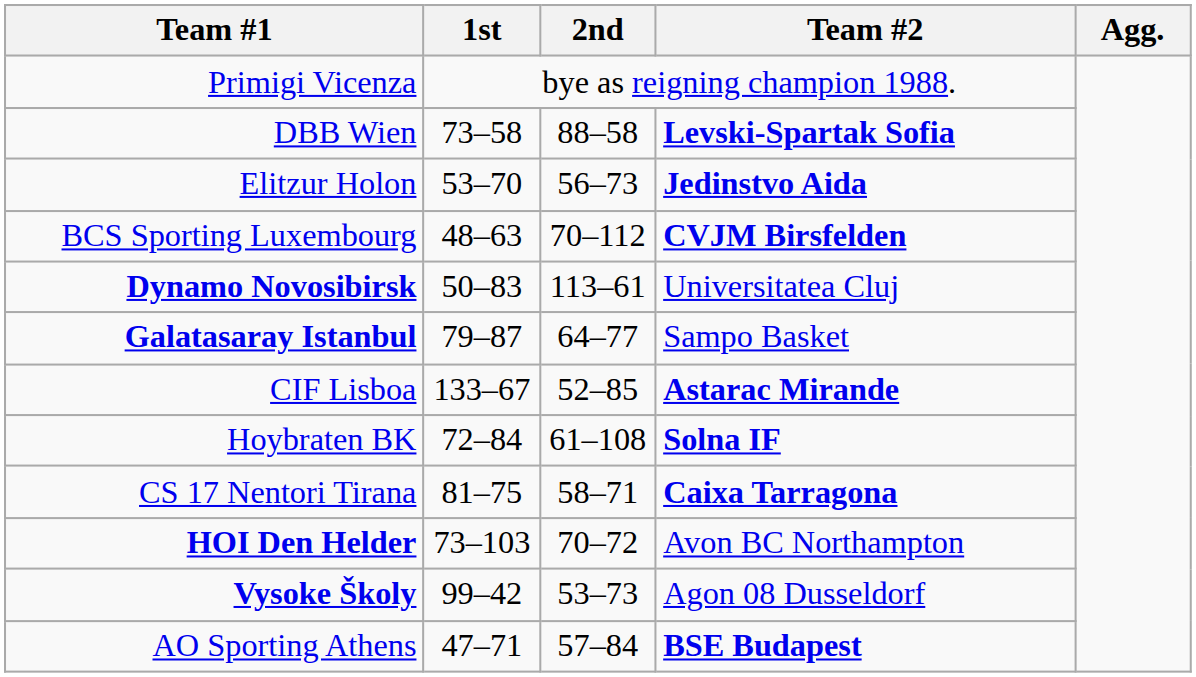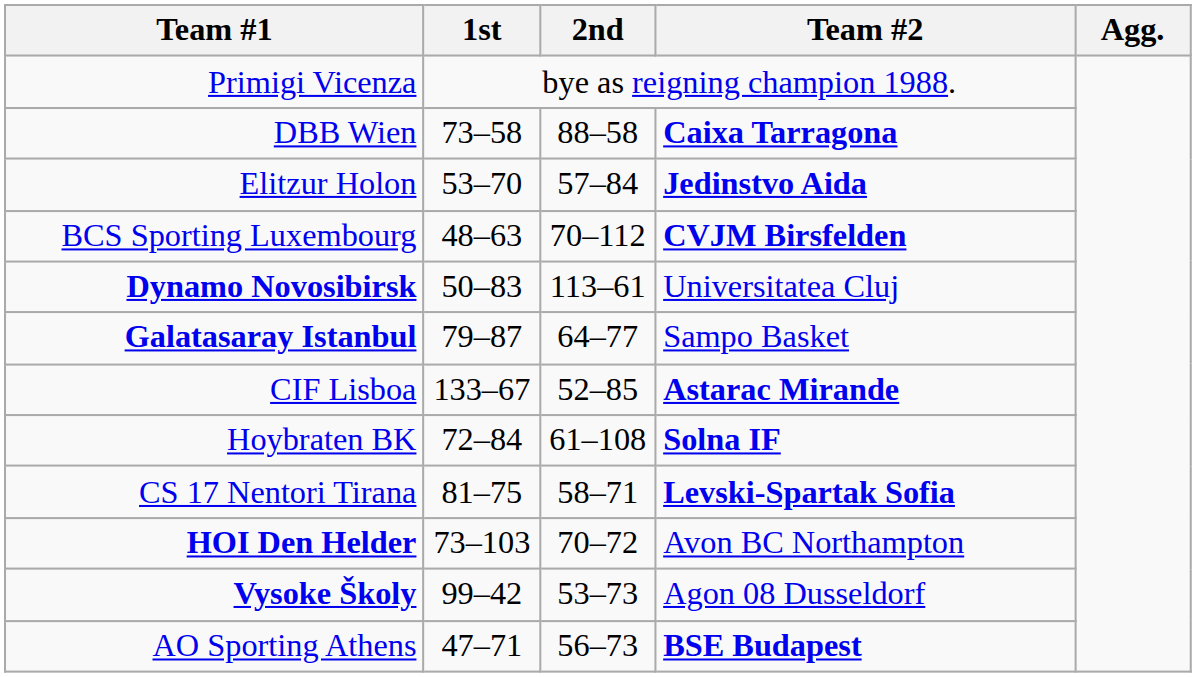(809, 132) Levski-Spartak Sofia -> (780, 132) Caixa Tarragona
(598, 183) 56–73 -> (598, 183) 57–84
(780, 491) Caixa Tarragona -> (809, 491) Levski-Spartak Sofia
(598, 645) 57–84 -> (598, 645) 56–73
